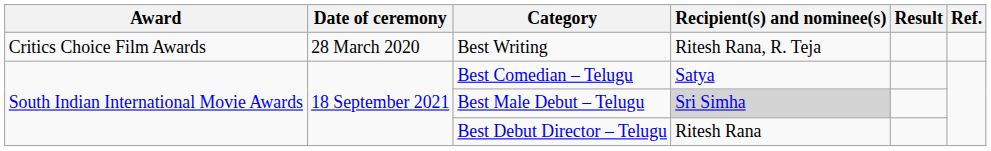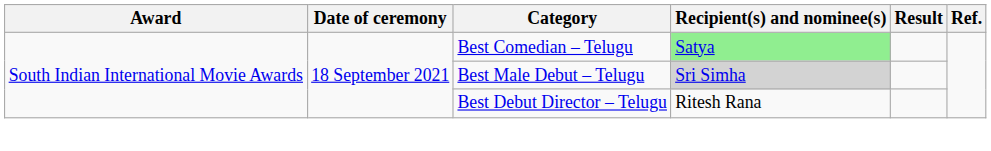- row: (503, 46)
(695, 74) no background -> (695, 46) lightgreen background
